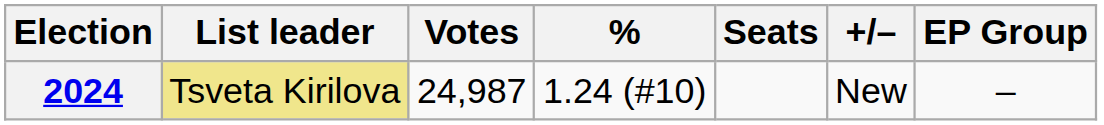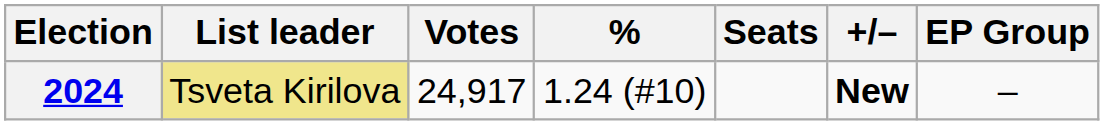(472, 89) 24,987 -> (472, 89) 24,917
(871, 89) normal -> (872, 89) bold
